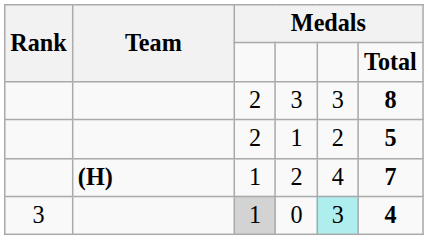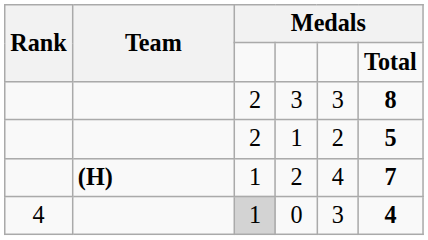(39, 215) 3 -> (39, 215) 4
(338, 215) paleturquoise background -> (338, 215) no background
